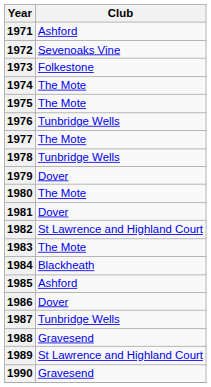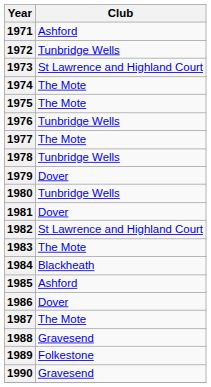(79, 49) Sevenoaks Vine -> (79, 49) Tunbridge Wells
(66, 67) Folkestone -> (120, 67) St Lawrence and Highland Court
(62, 193) The Mote -> (79, 193) Tunbridge Wells
(79, 319) Tunbridge Wells -> (62, 319) The Mote
(120, 355) St Lawrence and Highland Court -> (66, 355) Folkestone
